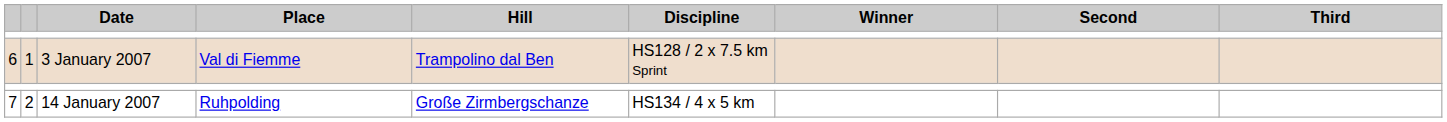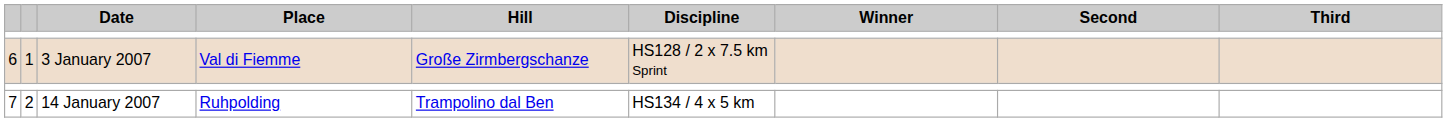(485, 60) Trampolino dal Ben -> (502, 60) Große Zirmbergschanze
(502, 103) Große Zirmbergschanze -> (485, 103) Trampolino dal Ben
